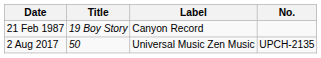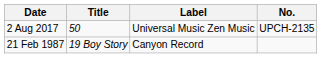rows swapped: (35, 28) <-> (33, 45)
